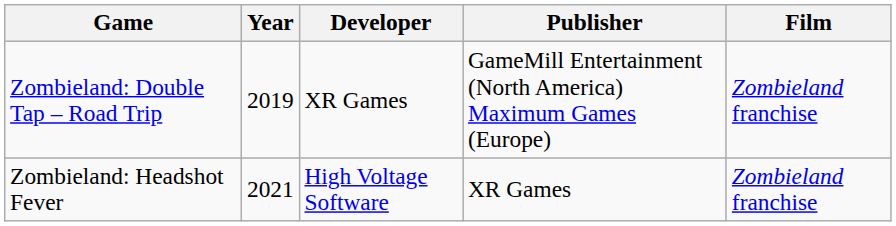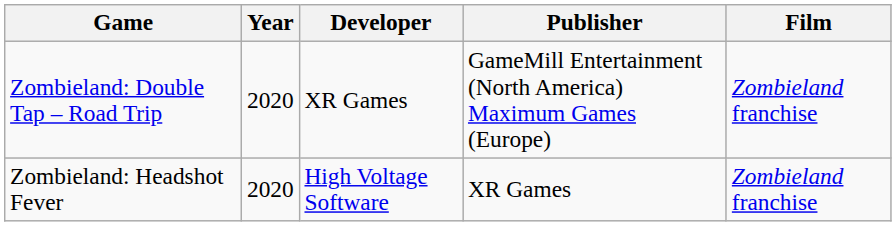(270, 99) 2019 -> (270, 99) 2020
(270, 189) 2021 -> (270, 189) 2020
